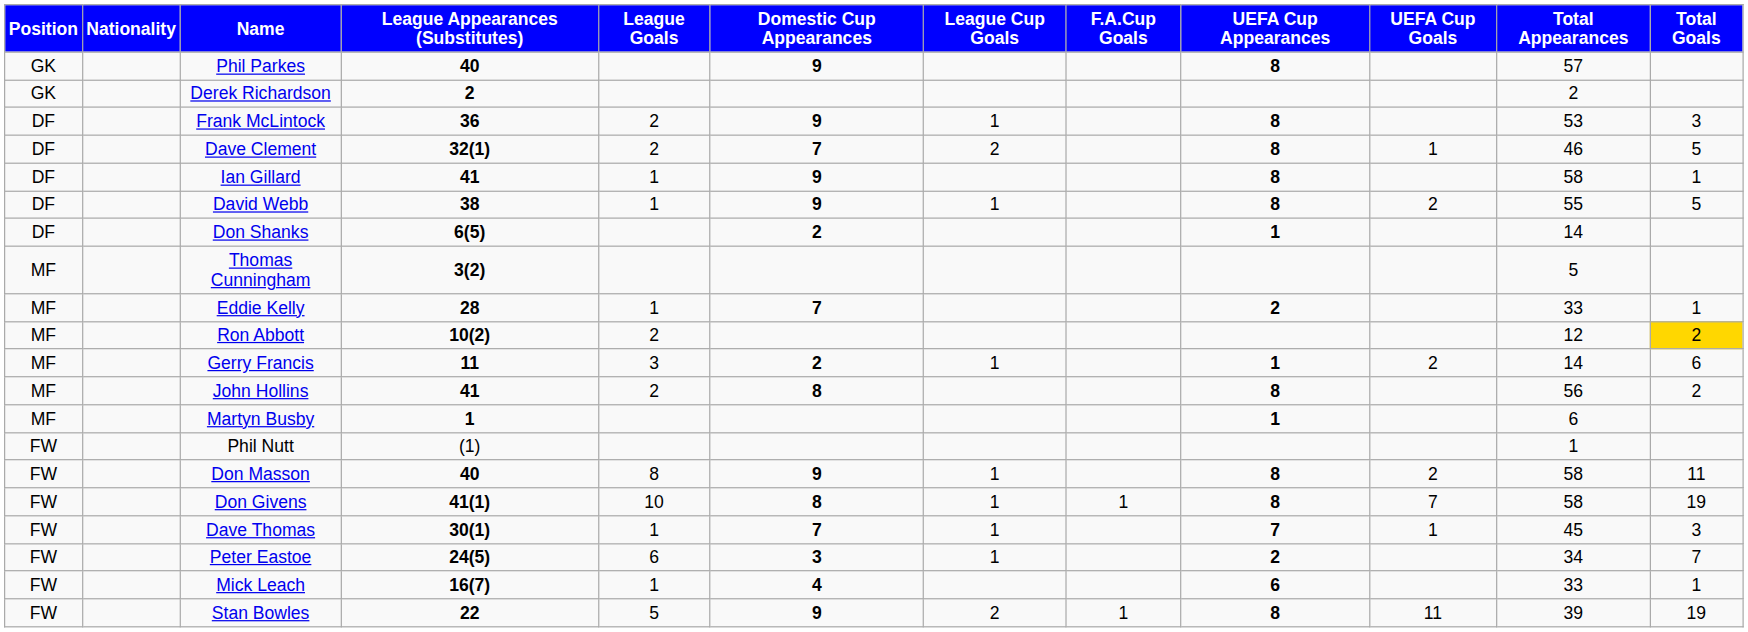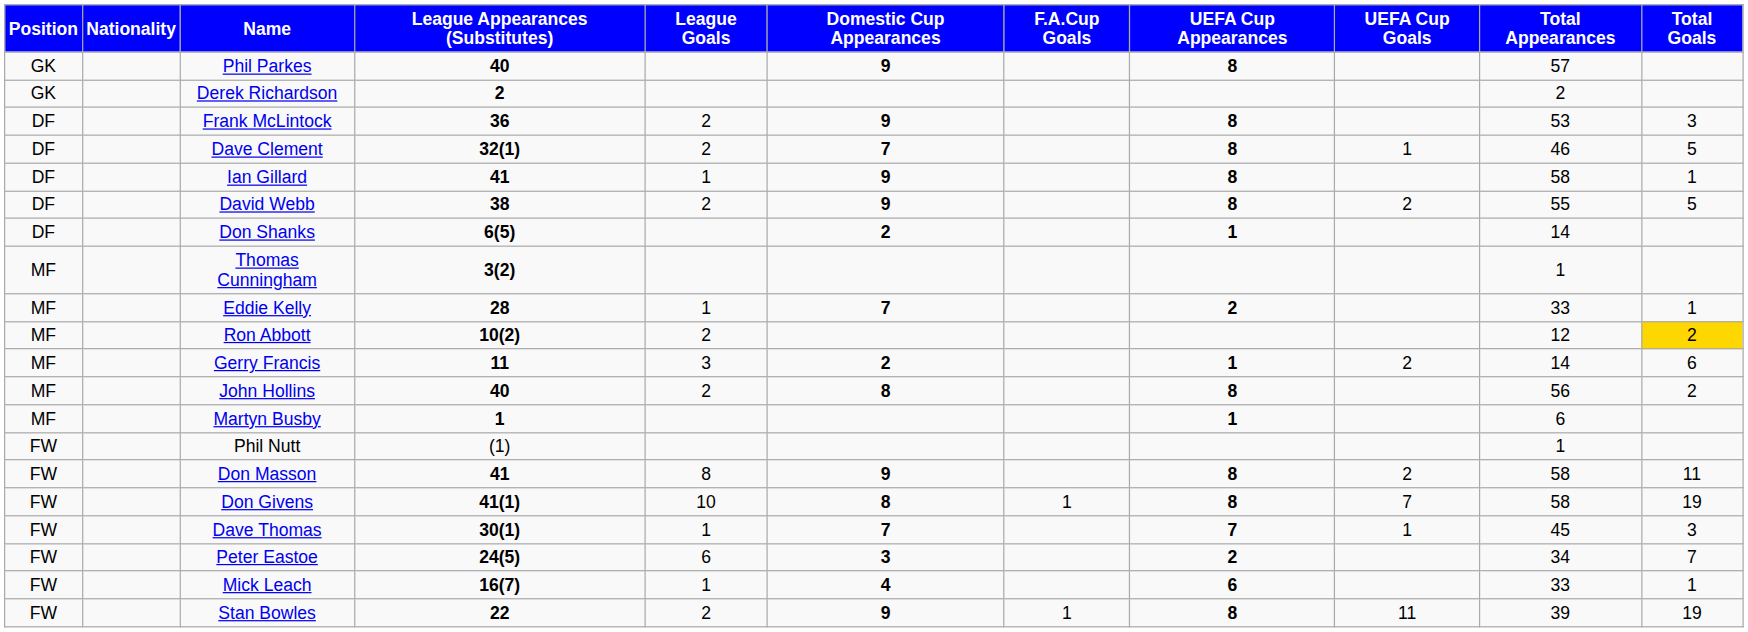- column: (995, 29)
(654, 205) 1 -> (706, 205) 2
(1573, 270) 5 -> (1560, 270) 1
(470, 391) 41 -> (500, 391) 40
(470, 474) 40 -> (500, 474) 41
(654, 613) 5 -> (706, 613) 2
